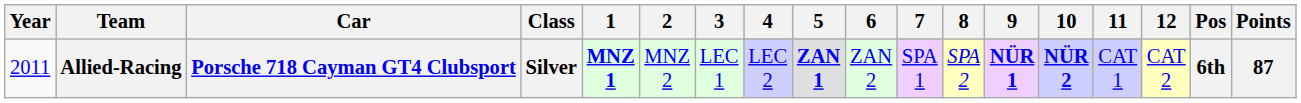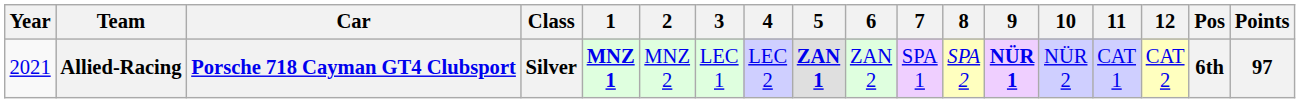(30, 67) 2011 -> (30, 67) 2021
(1066, 67) bold -> (1066, 67) normal
(1263, 67) 87 -> (1262, 67) 97
